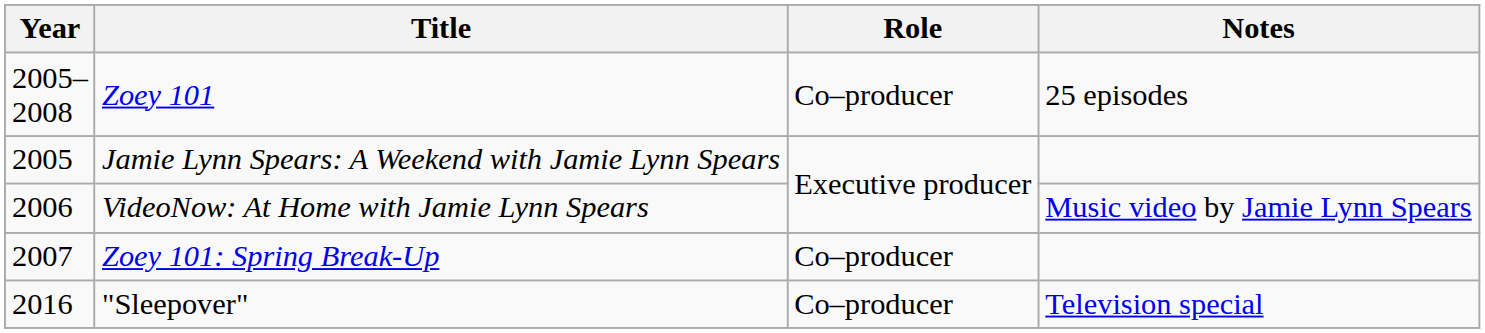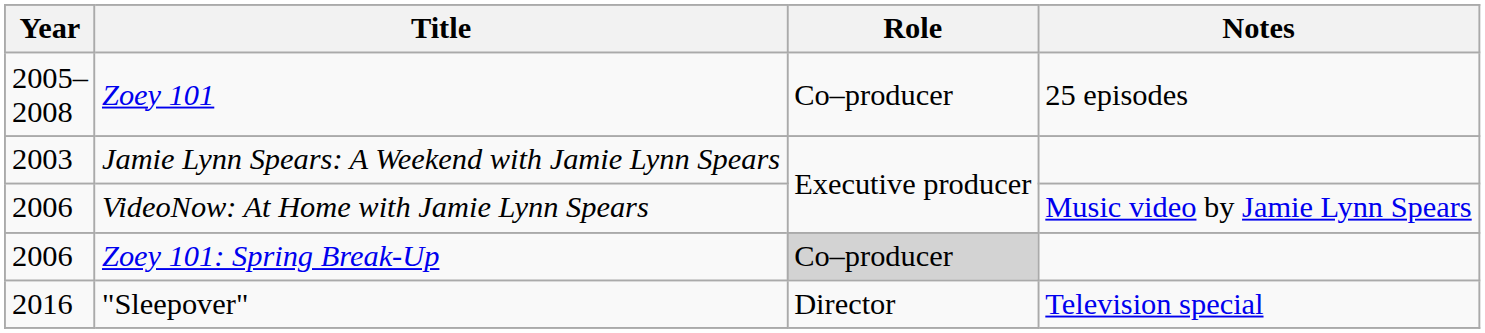(42, 159) 2005 -> (42, 159) 2003
(42, 255) 2007 -> (42, 255) 2006
(873, 255) no background -> (873, 255) lightgrey background
(873, 303) Co–producer -> (845, 303) Director
